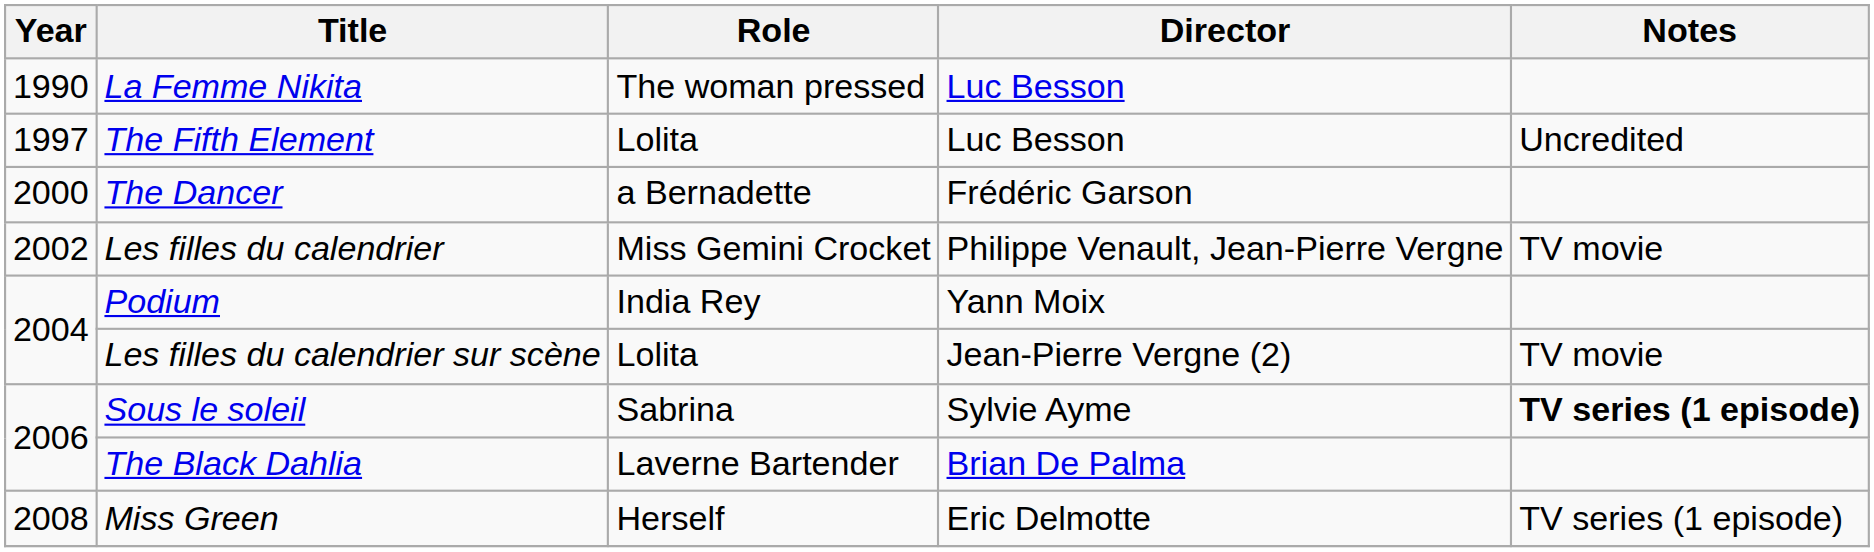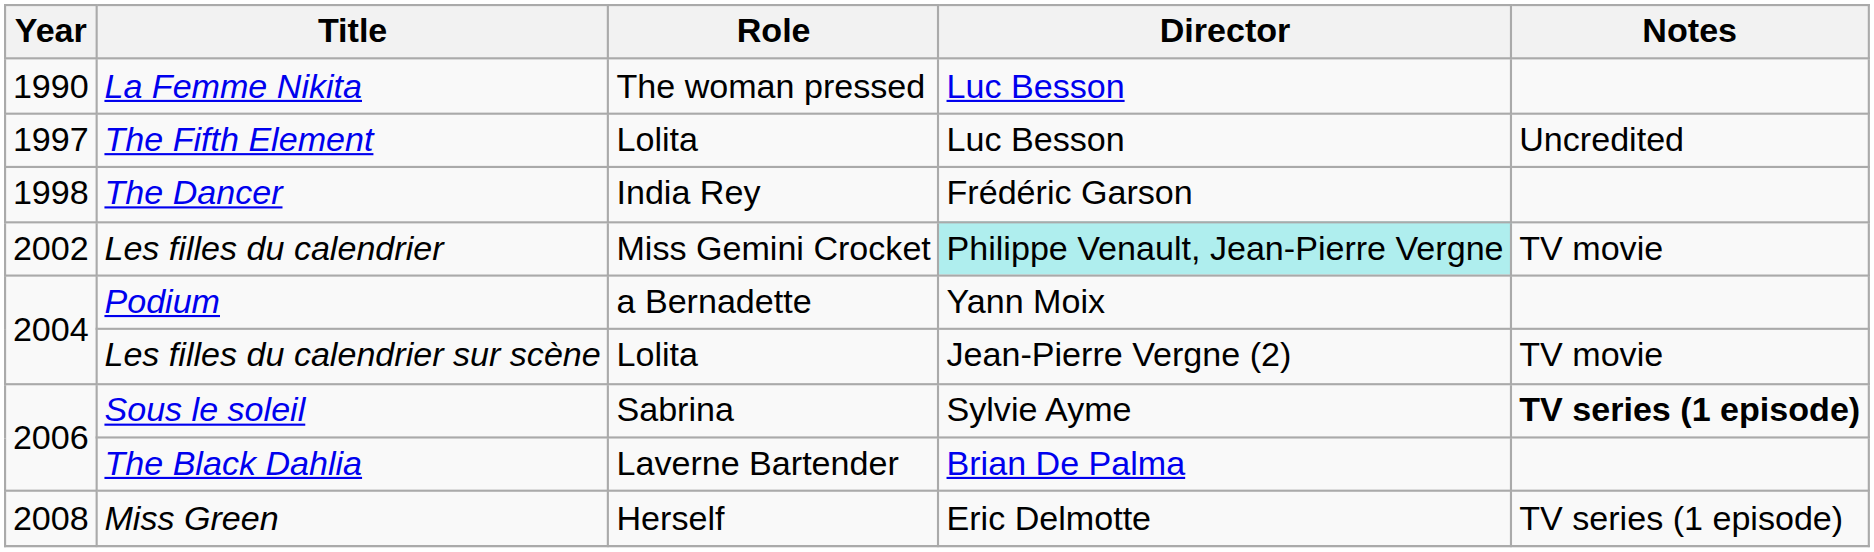(51, 193) 2000 -> (51, 193) 1998
(714, 193) a Bernadette -> (688, 193) India Rey
(1225, 247) no background -> (1225, 247) paleturquoise background
(688, 301) India Rey -> (714, 301) a Bernadette
